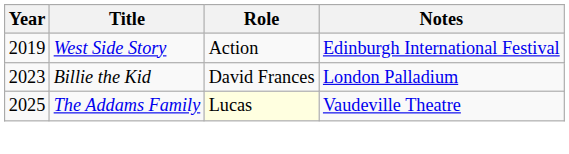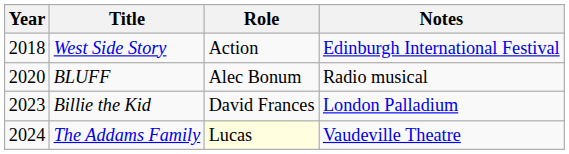(27, 47) 2019 -> (27, 47) 2018
+ row: (82, 76)
(27, 105) 2025 -> (27, 134) 2024
